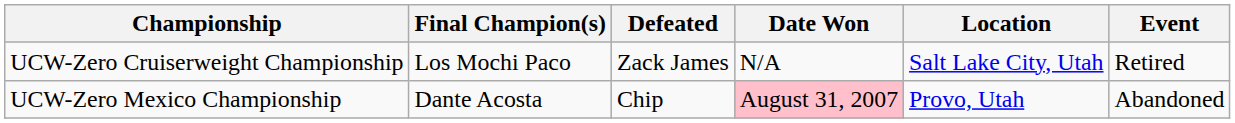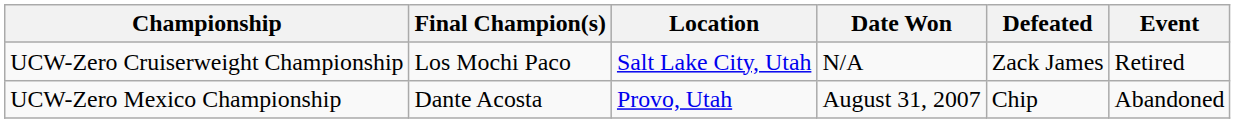columns swapped: (673, 23) <-> (1006, 23)
(819, 99) pink background -> (902, 99) no background
